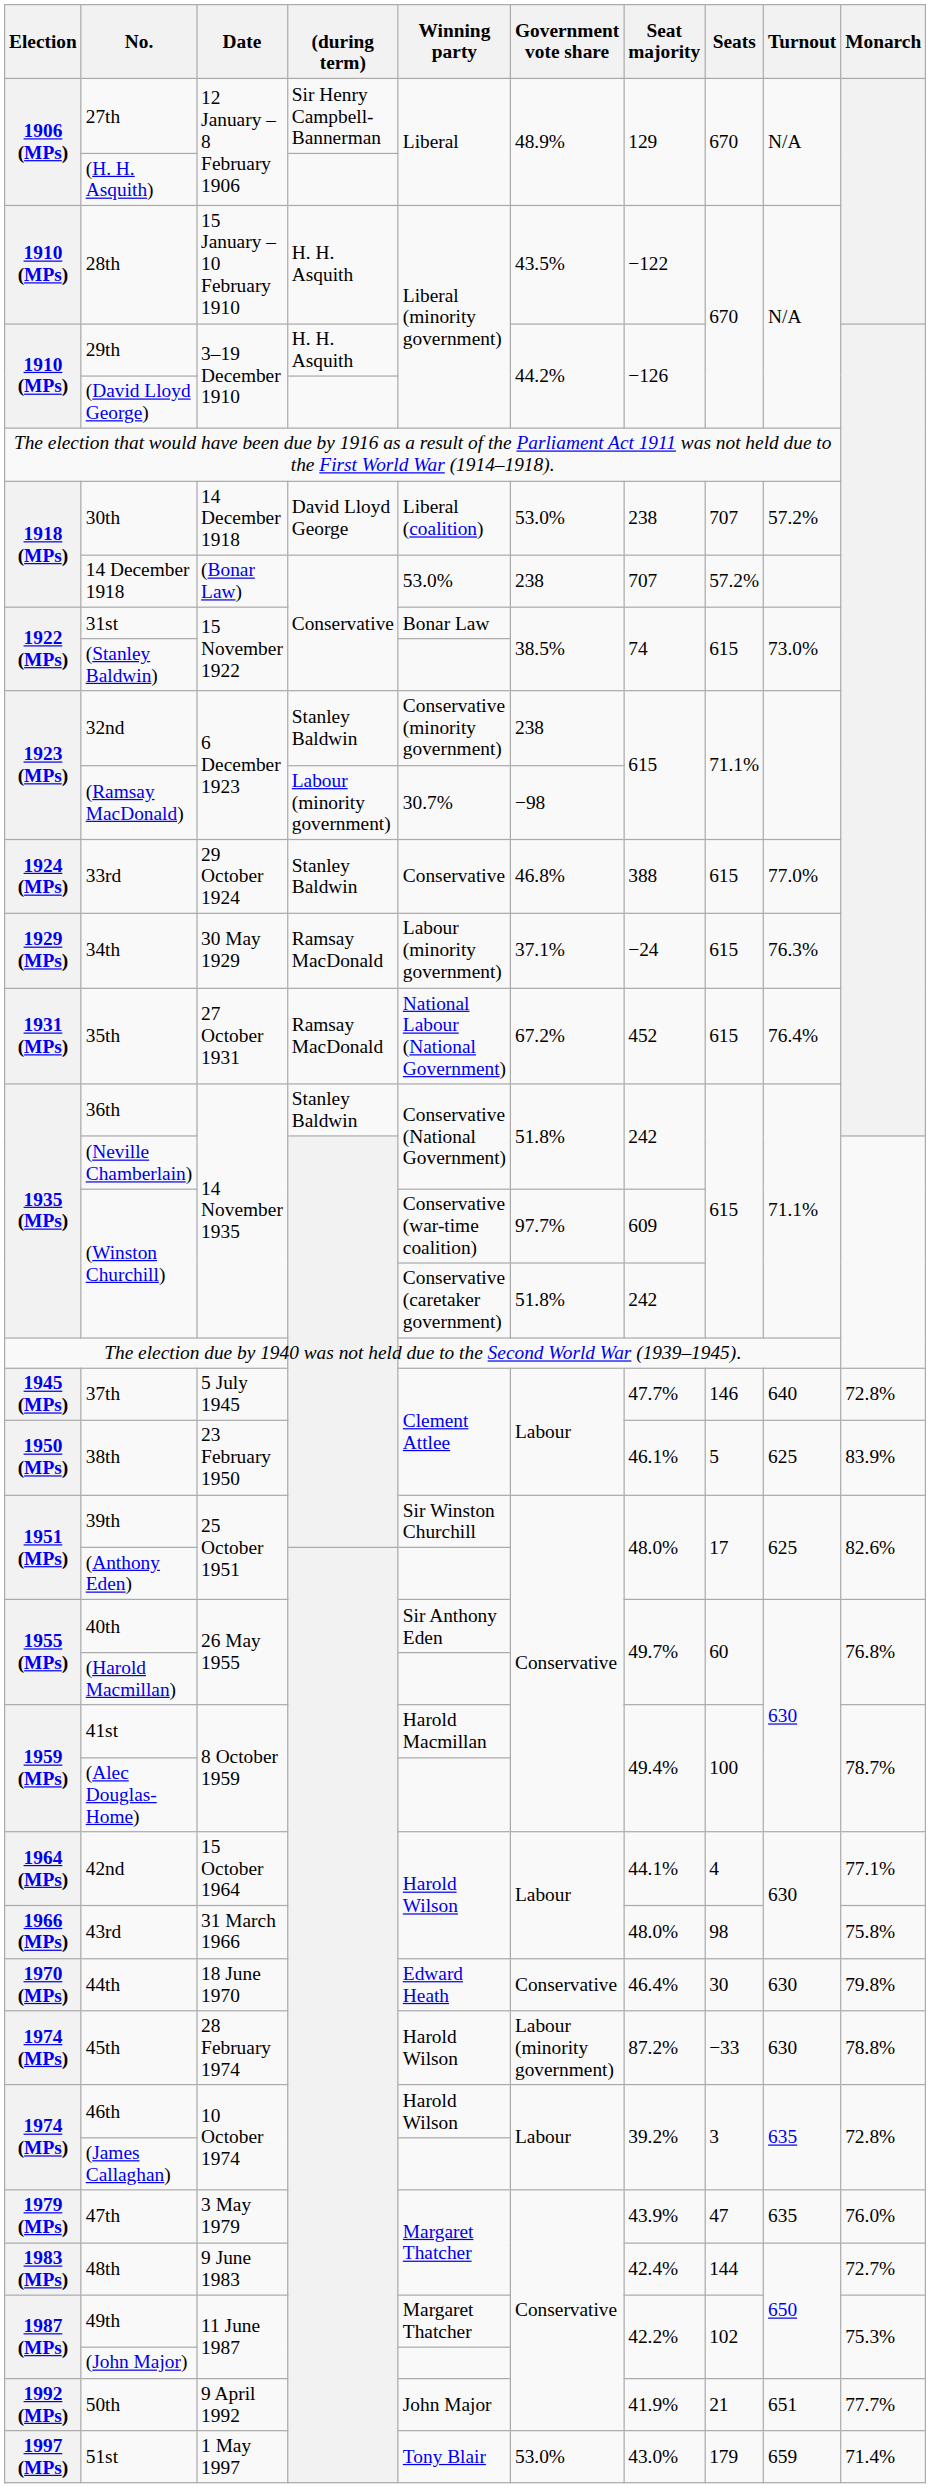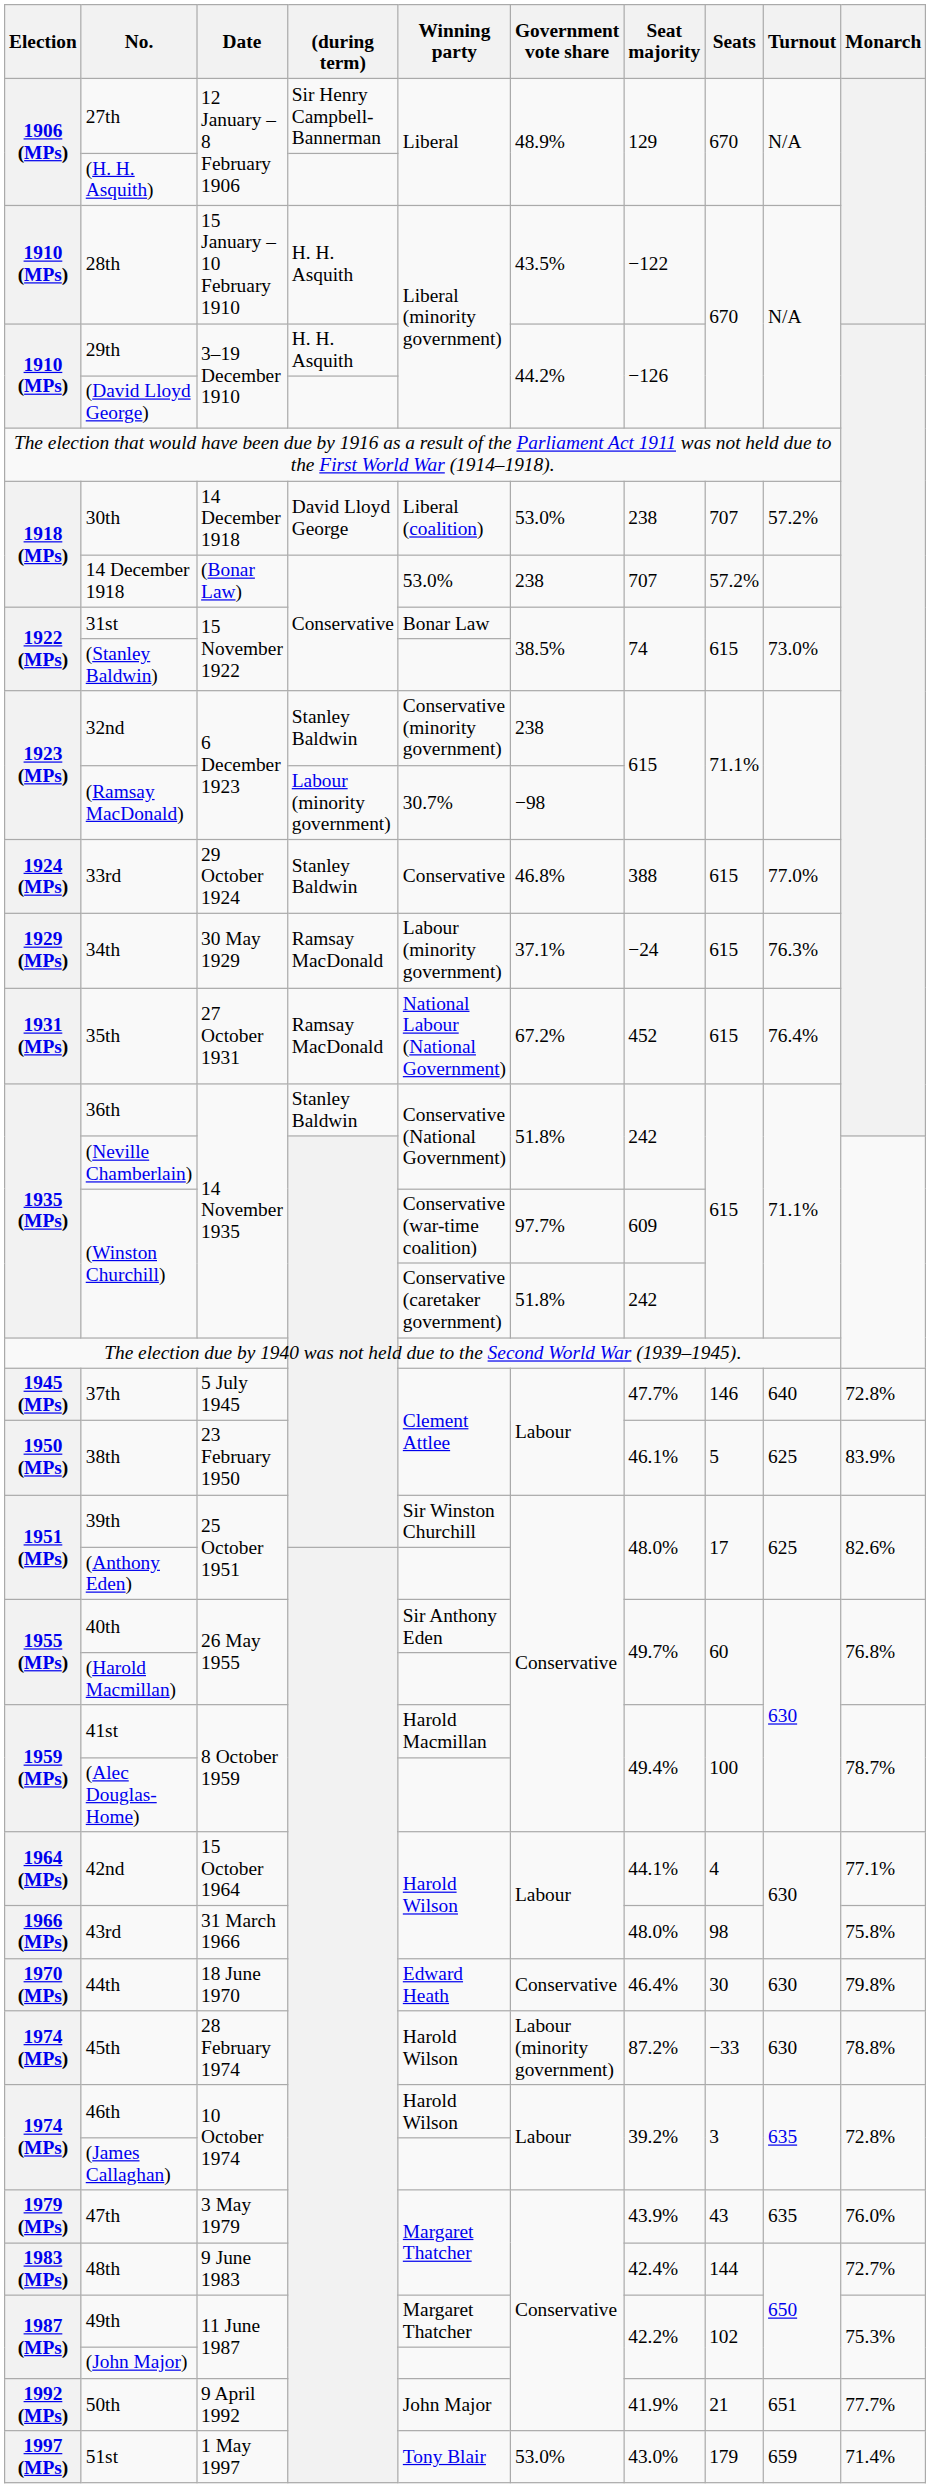(719, 2216) 47 -> (719, 2216) 43
